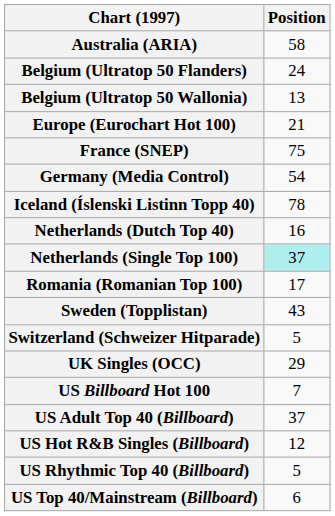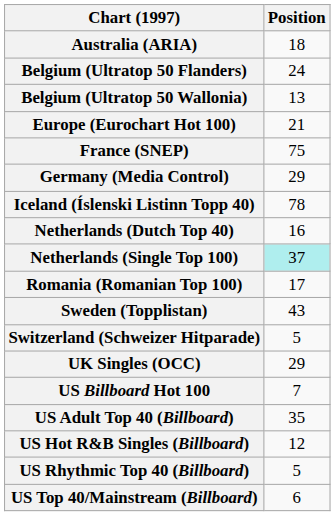(297, 44) 58 -> (297, 44) 18
(297, 177) 54 -> (297, 177) 29
(297, 417) 37 -> (297, 417) 35
